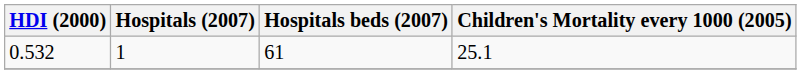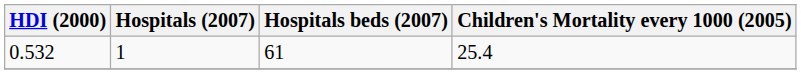(475, 52) 25.1 -> (475, 52) 25.4
